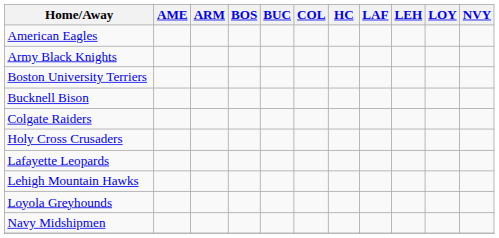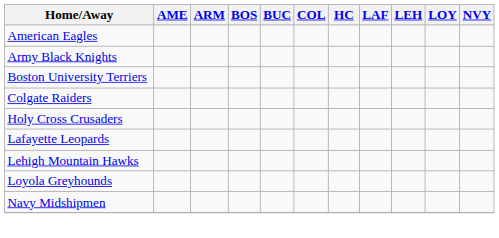- row: (48, 98)
